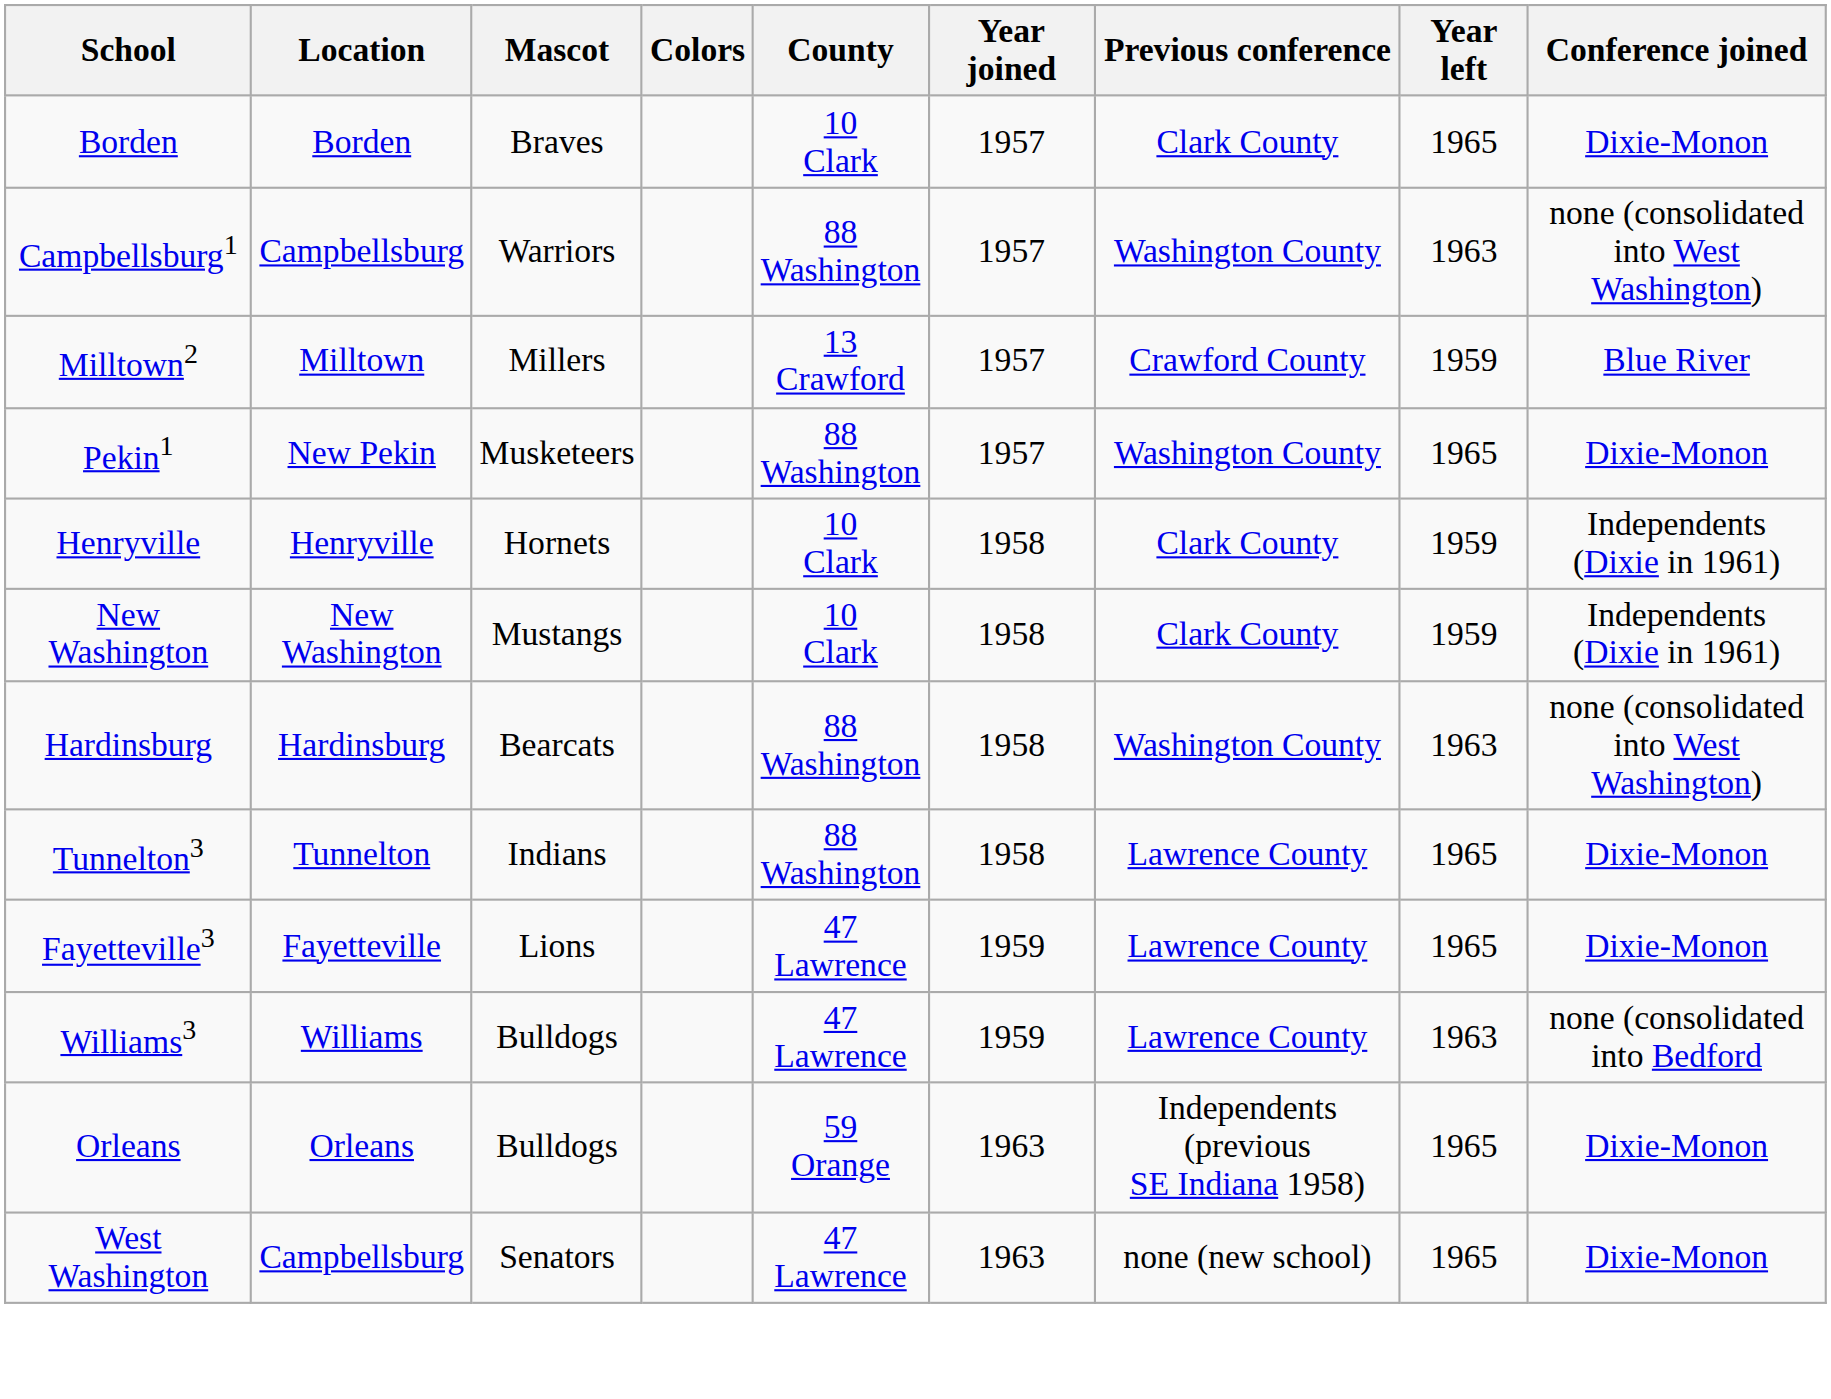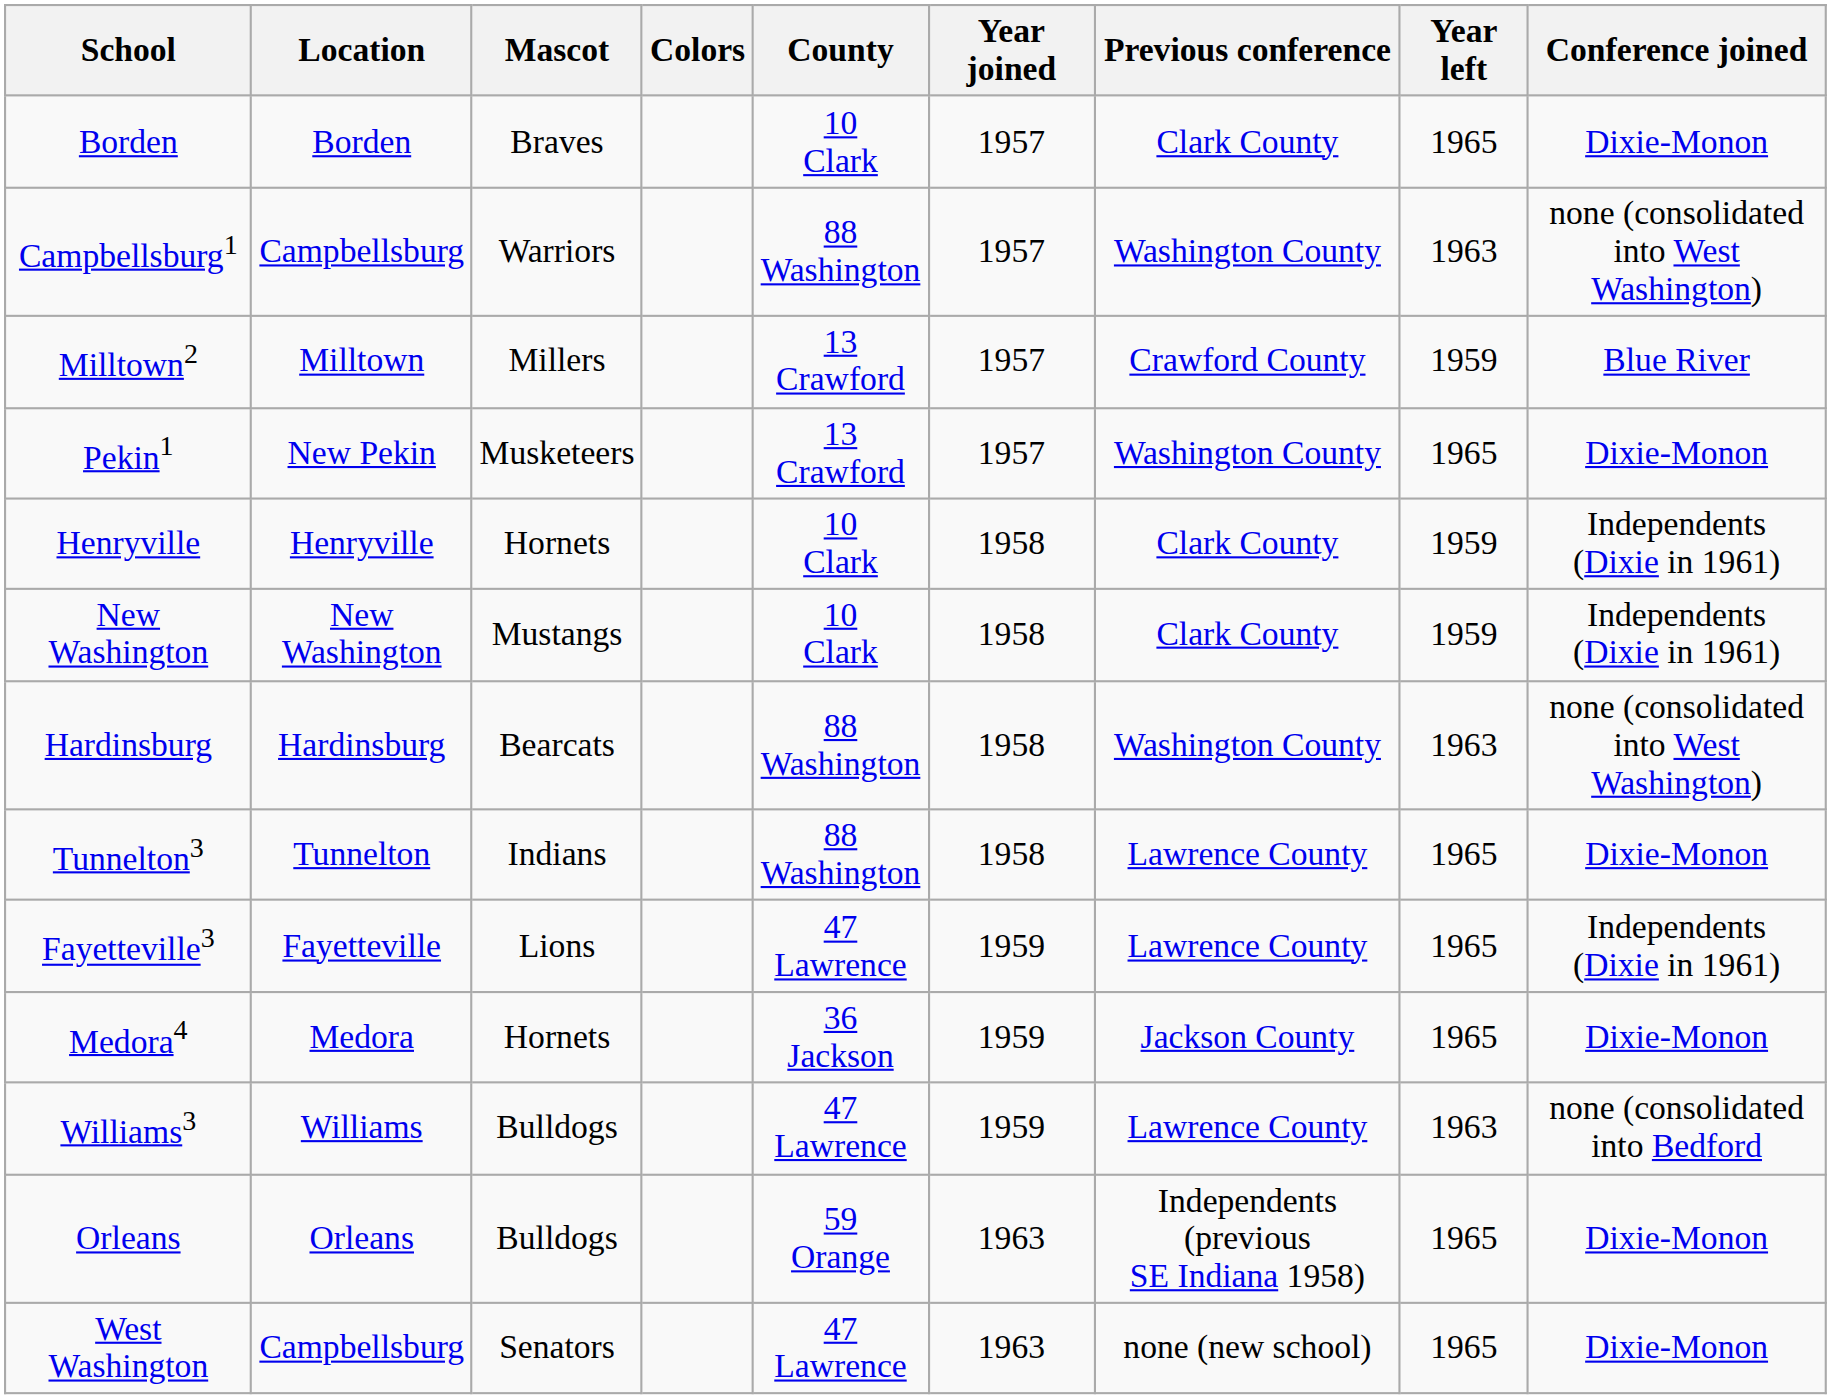(841, 452) 88 Washington -> (840, 452) 13 Crawford
(1677, 945) Dixie-Monon -> (1677, 945) Independents (Dixie in 1961)
+ row: (128, 1036)
